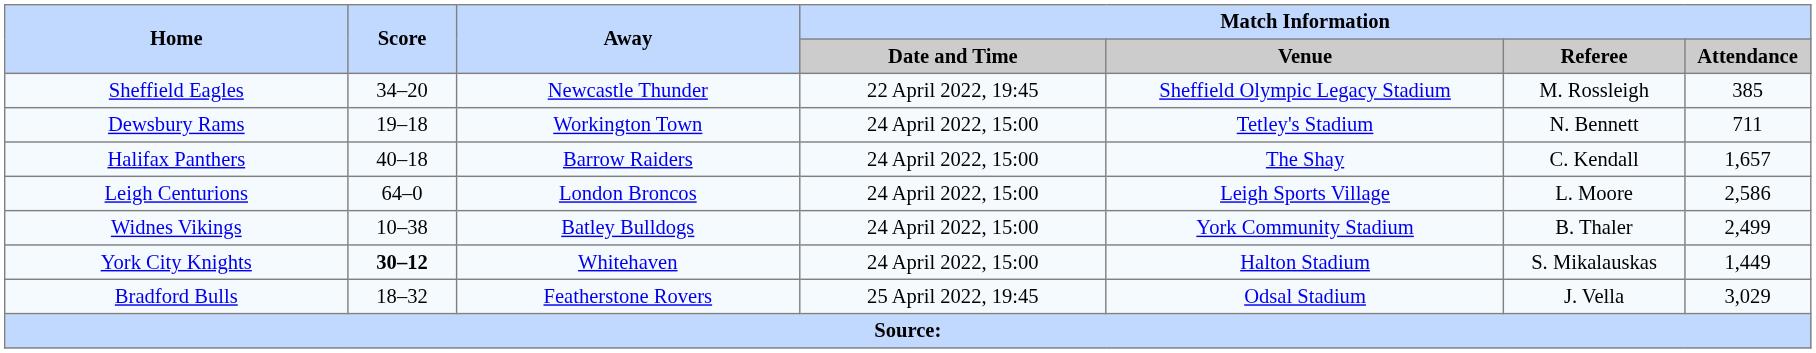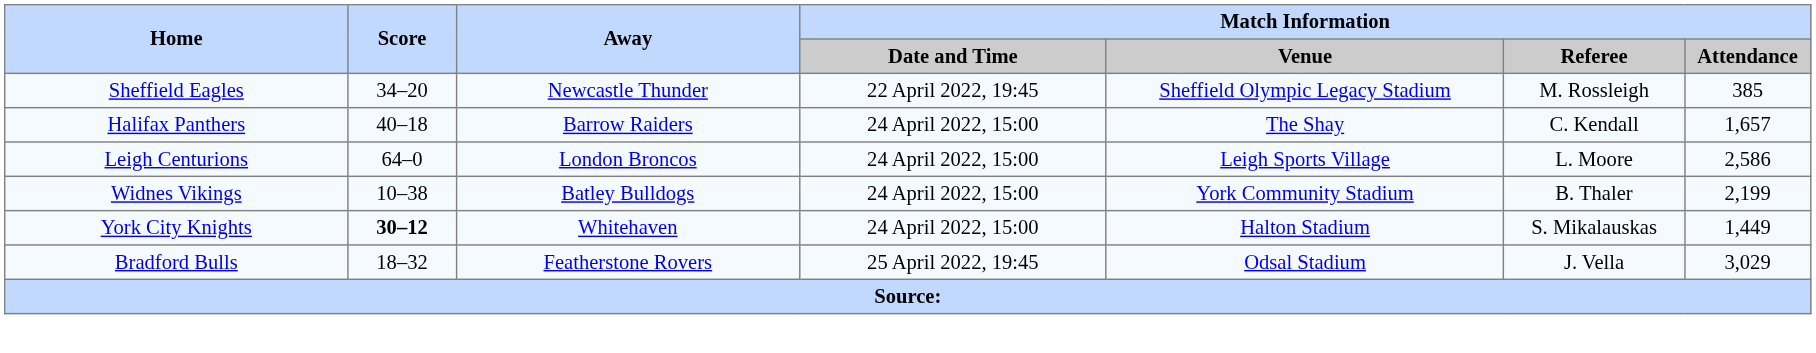- row: (176, 124)
(1748, 227) 2,499 -> (1748, 193) 2,199
